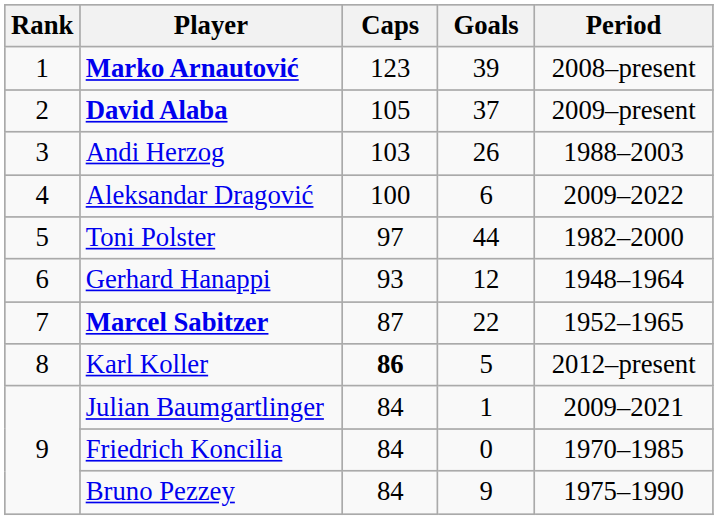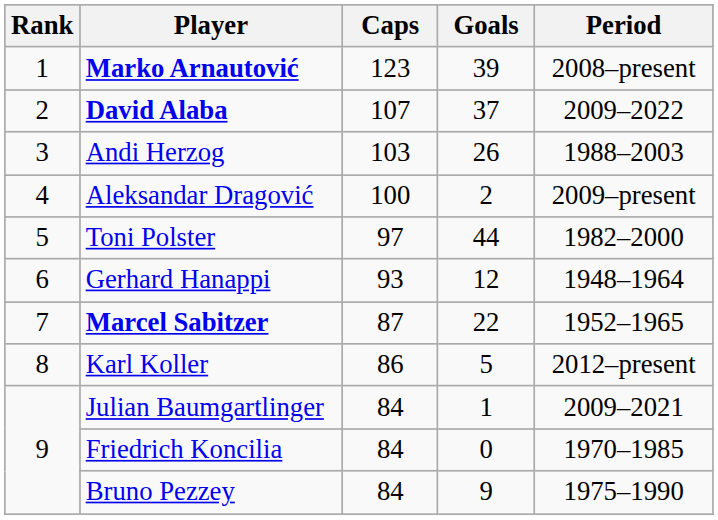(390, 110) 105 -> (390, 110) 107
(624, 110) 2009–present -> (624, 110) 2009–2022
(486, 195) 6 -> (486, 195) 2
(624, 195) 2009–2022 -> (624, 195) 2009–present
(390, 364) bold -> (390, 364) normal
